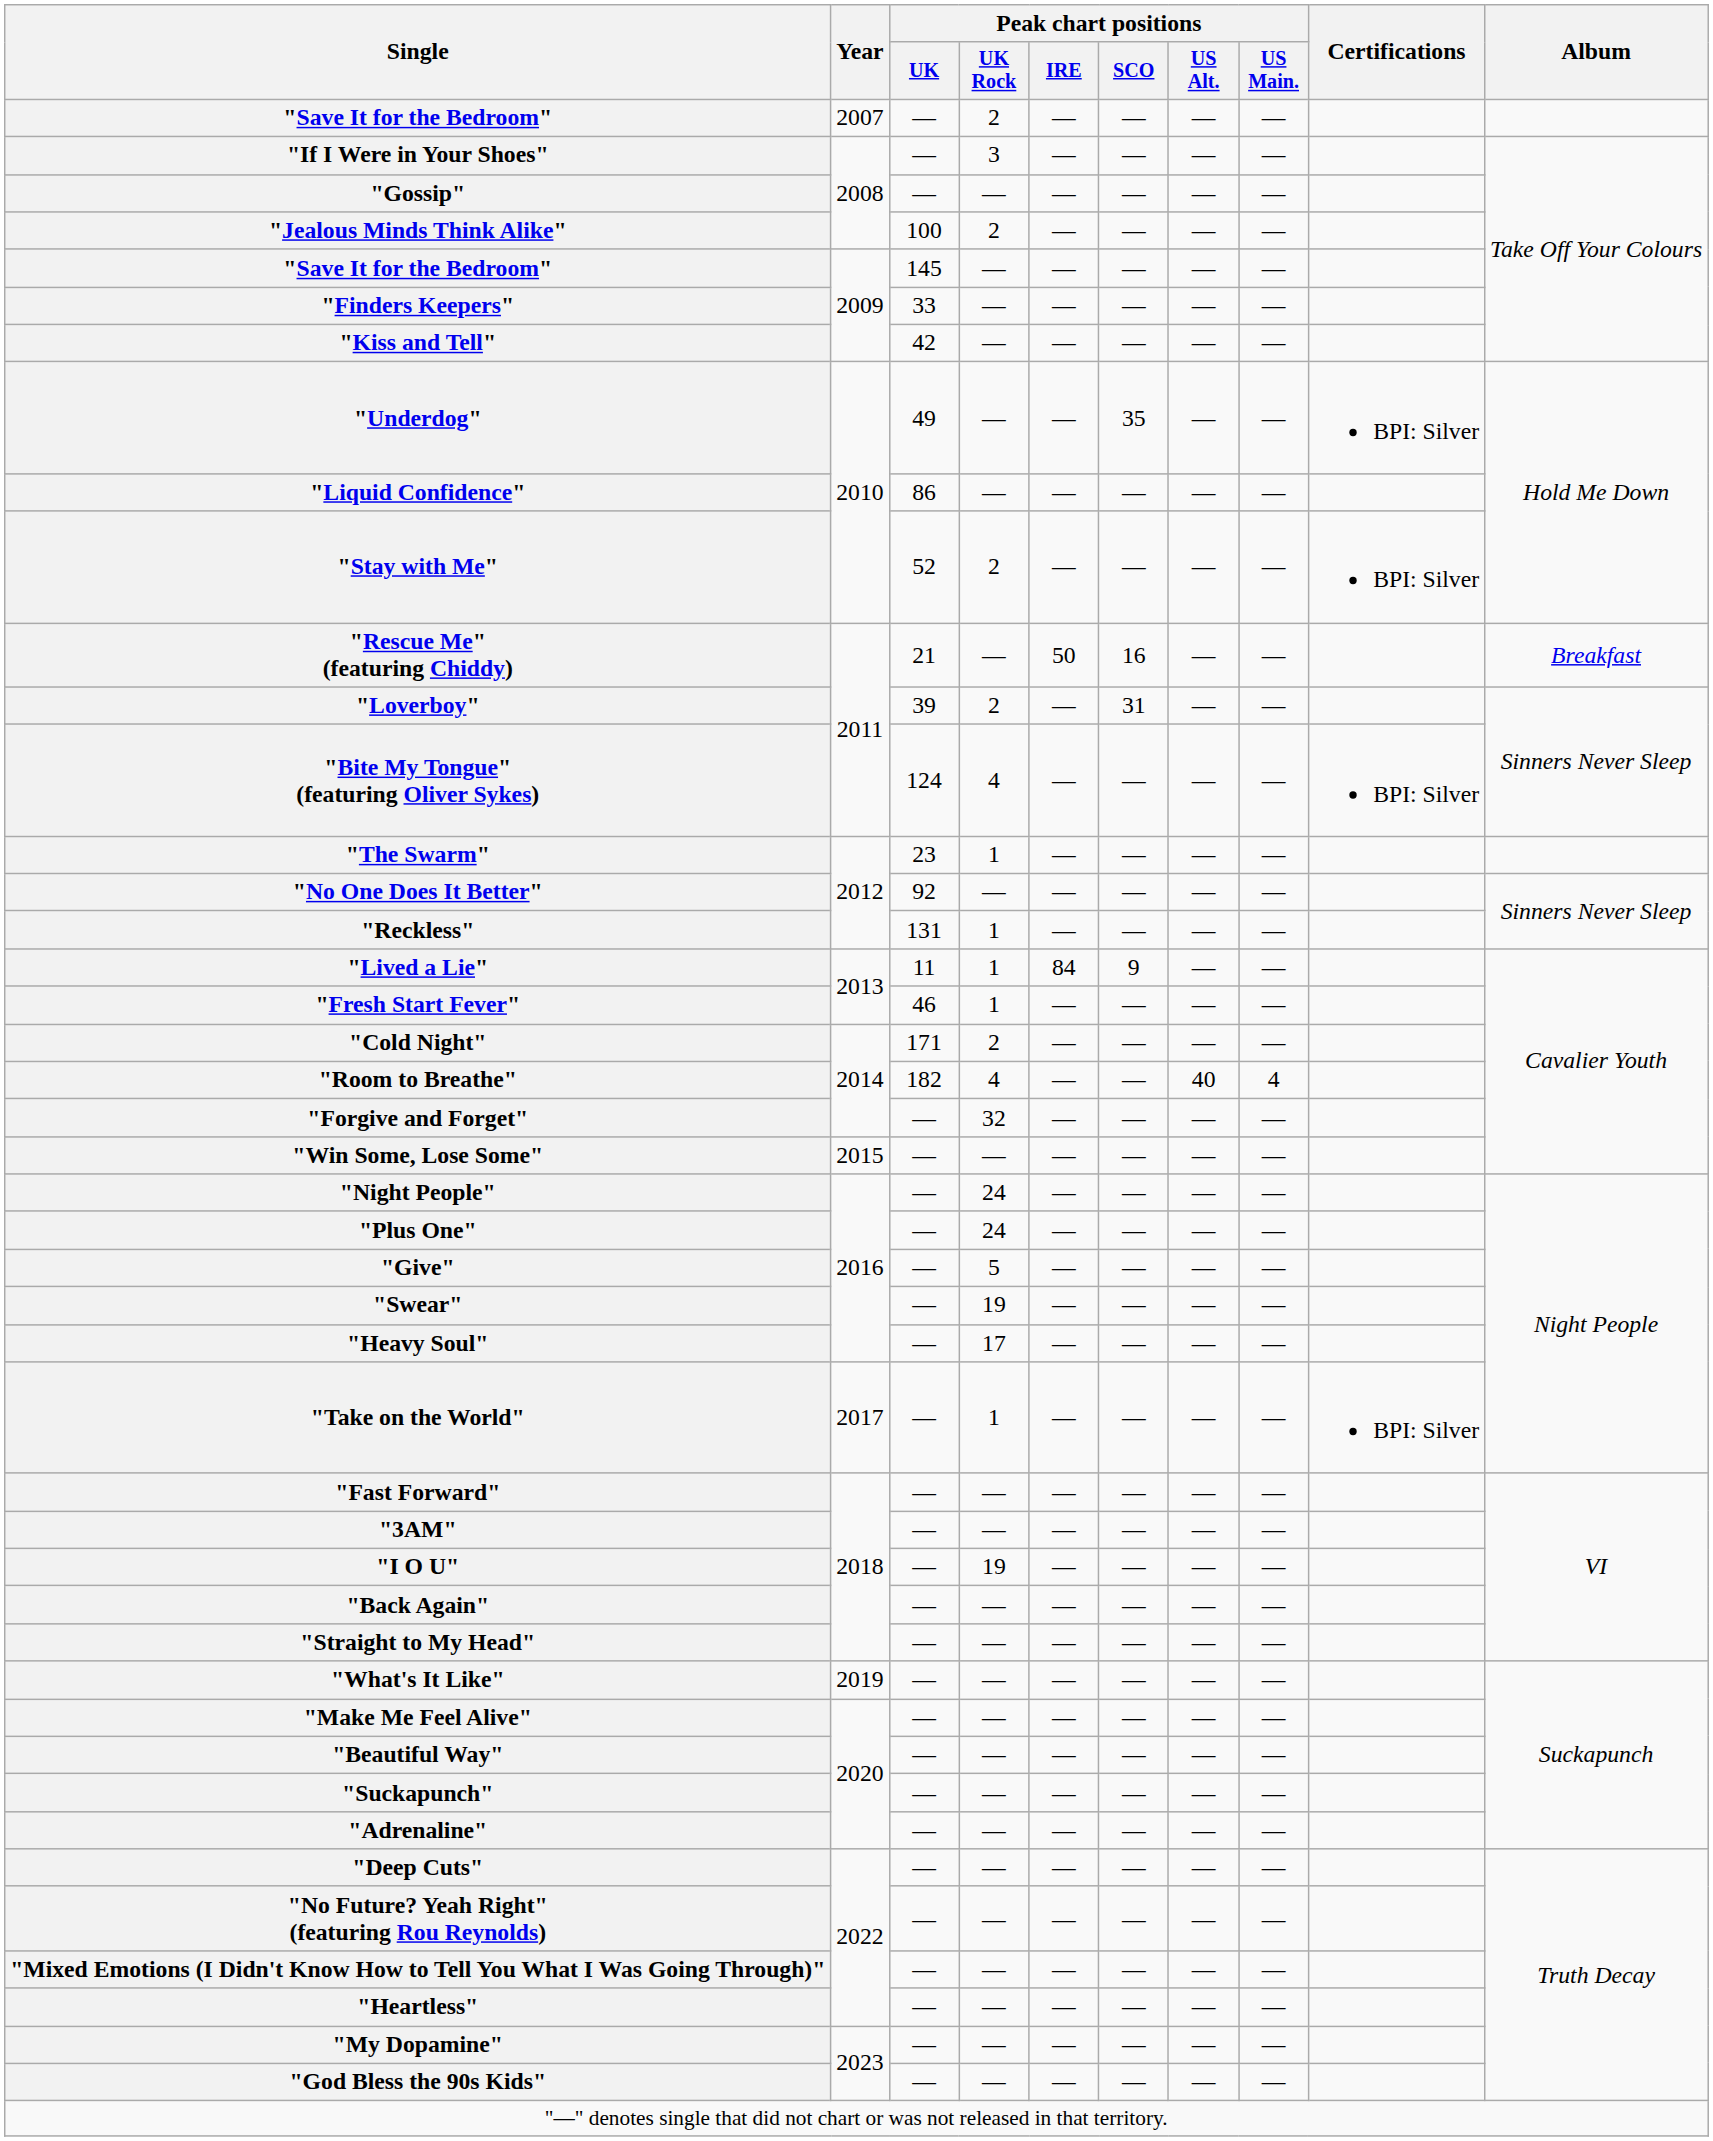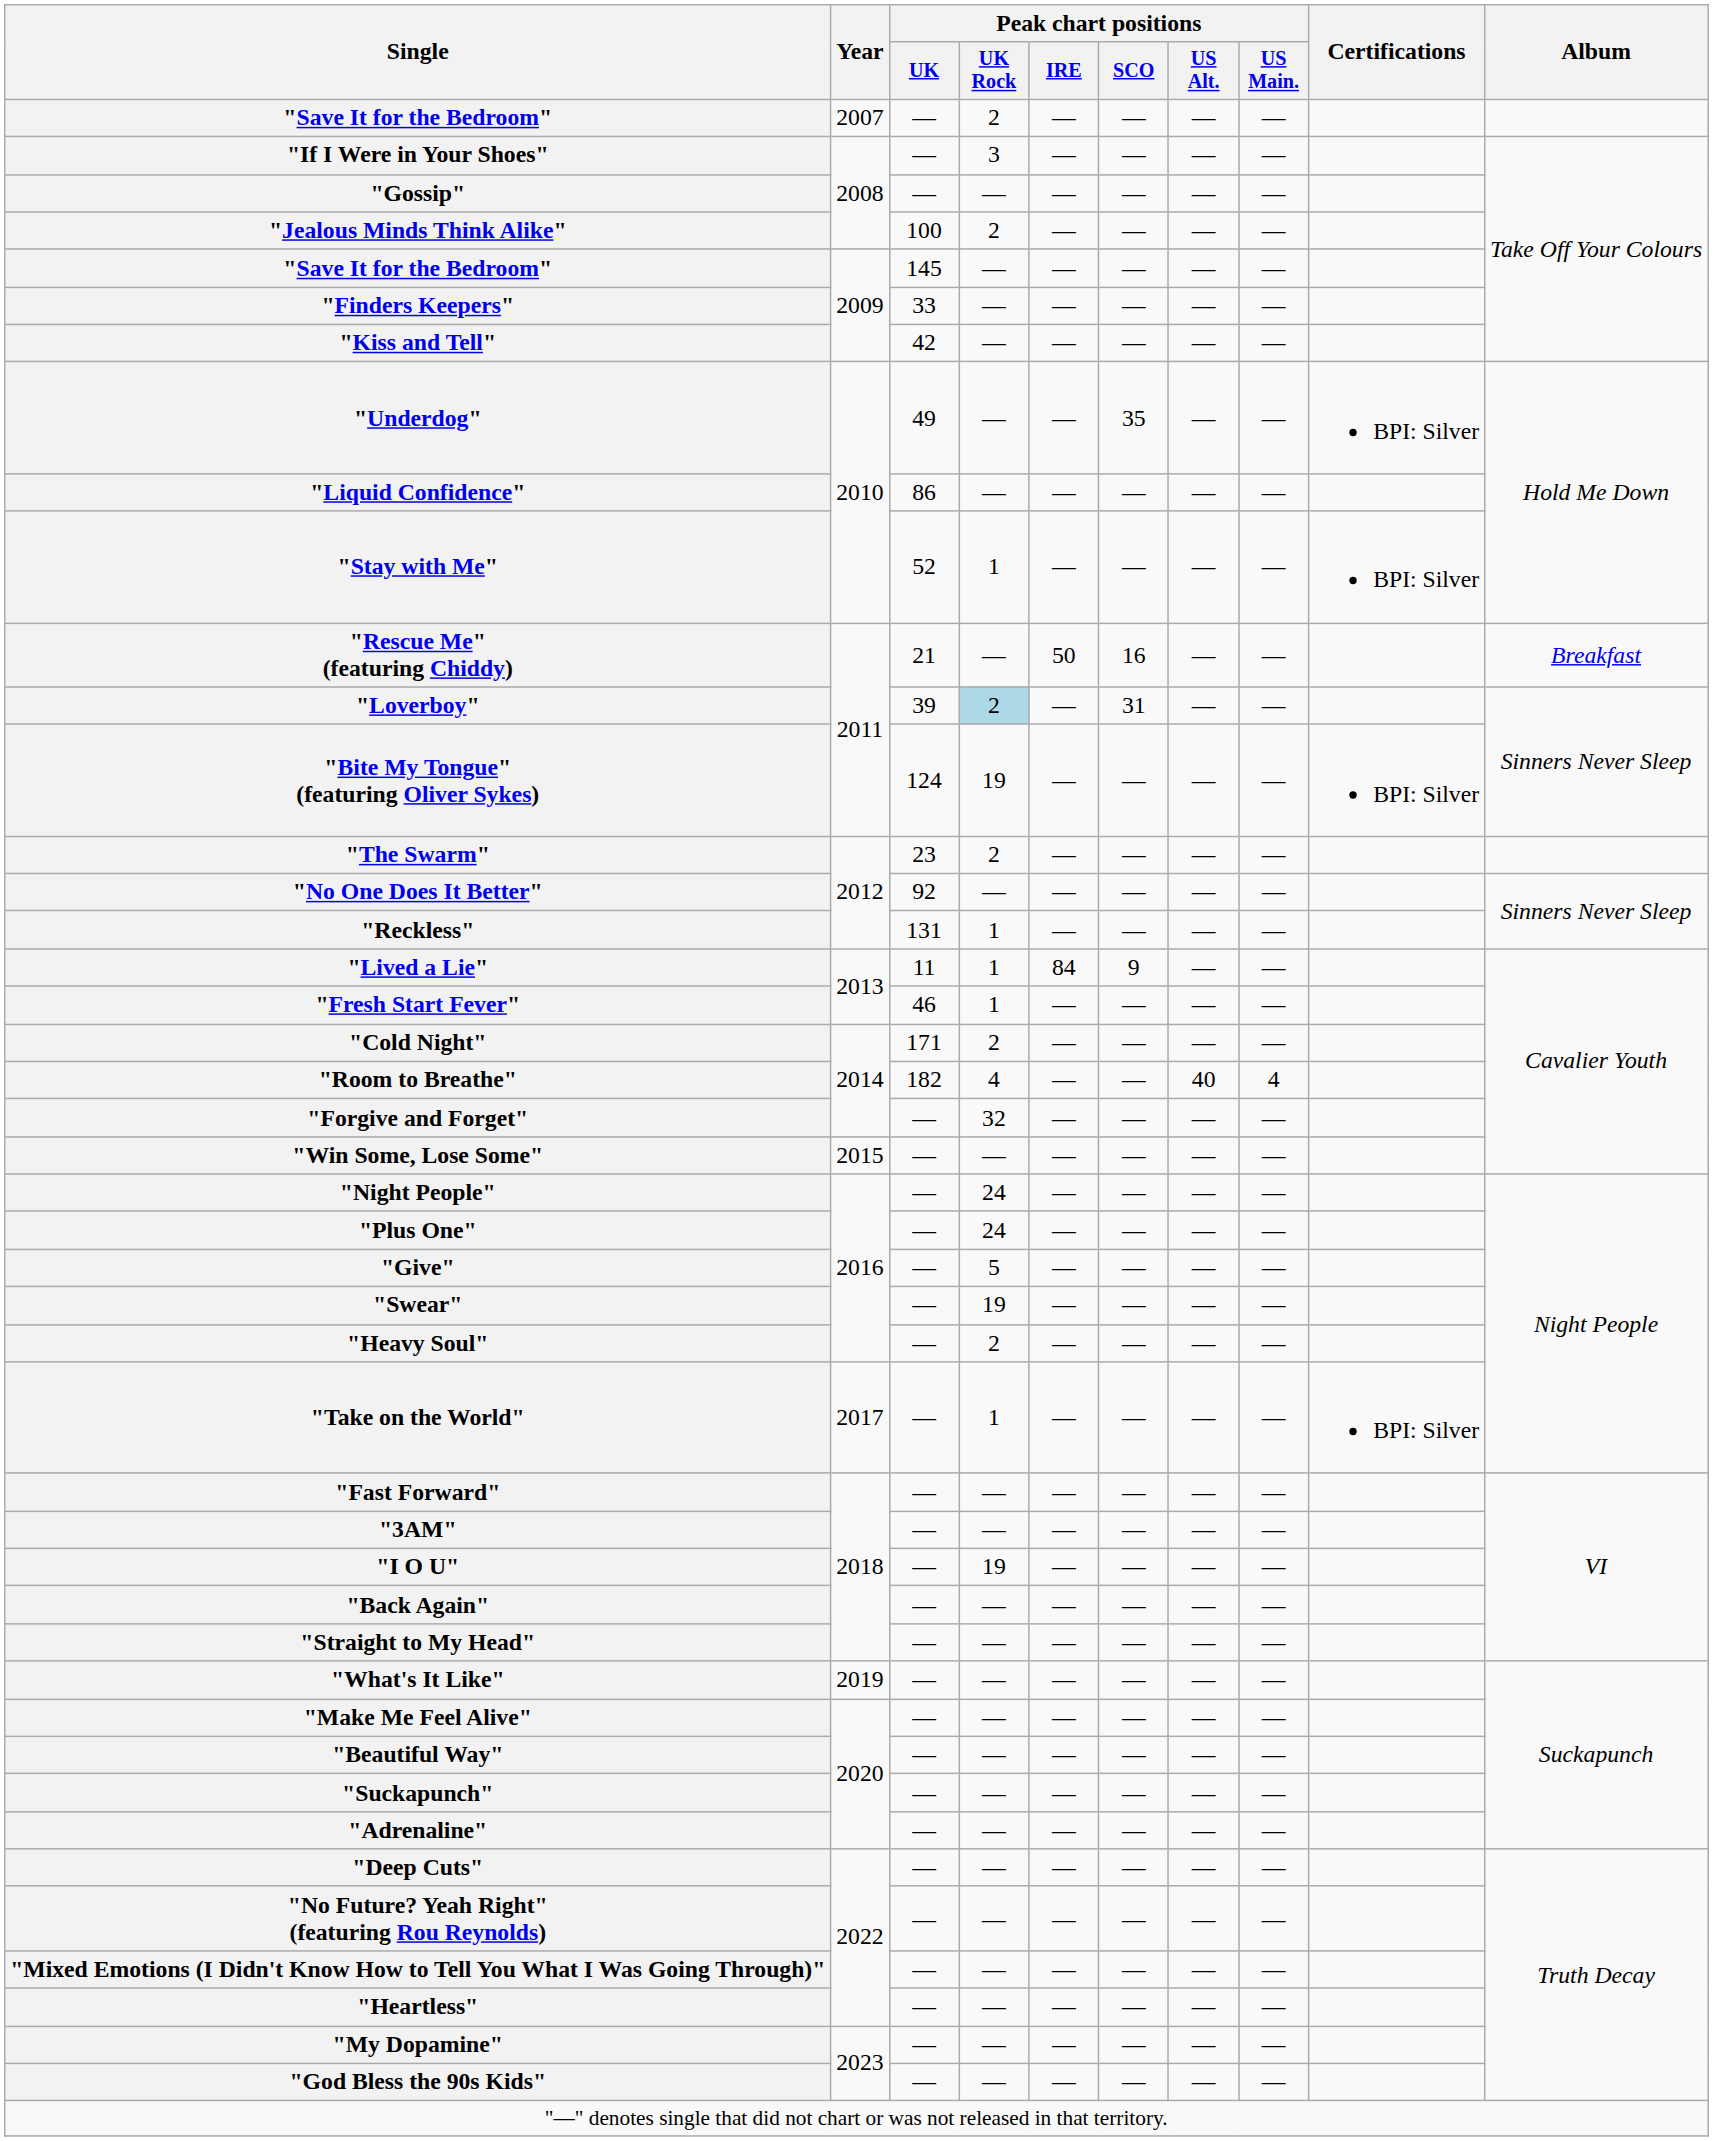(994, 566) 2 -> (994, 566) 1
(994, 705) no background -> (994, 705) lightblue background
(994, 780) 4 -> (994, 780) 19
(994, 854) 1 -> (994, 854) 2
(994, 1342) 17 -> (994, 1342) 2
